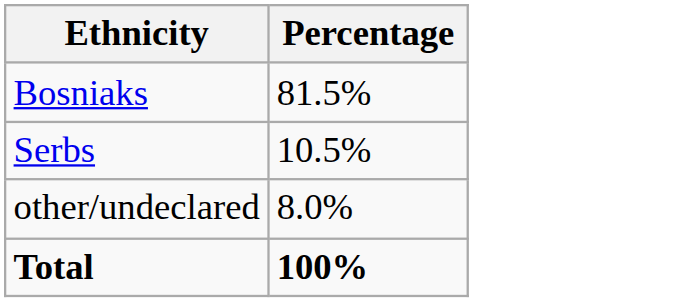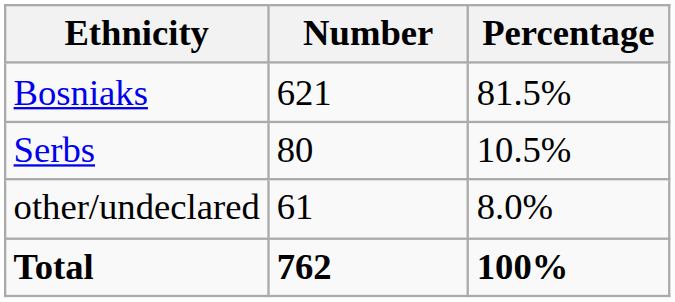+ column: (368, 33)
